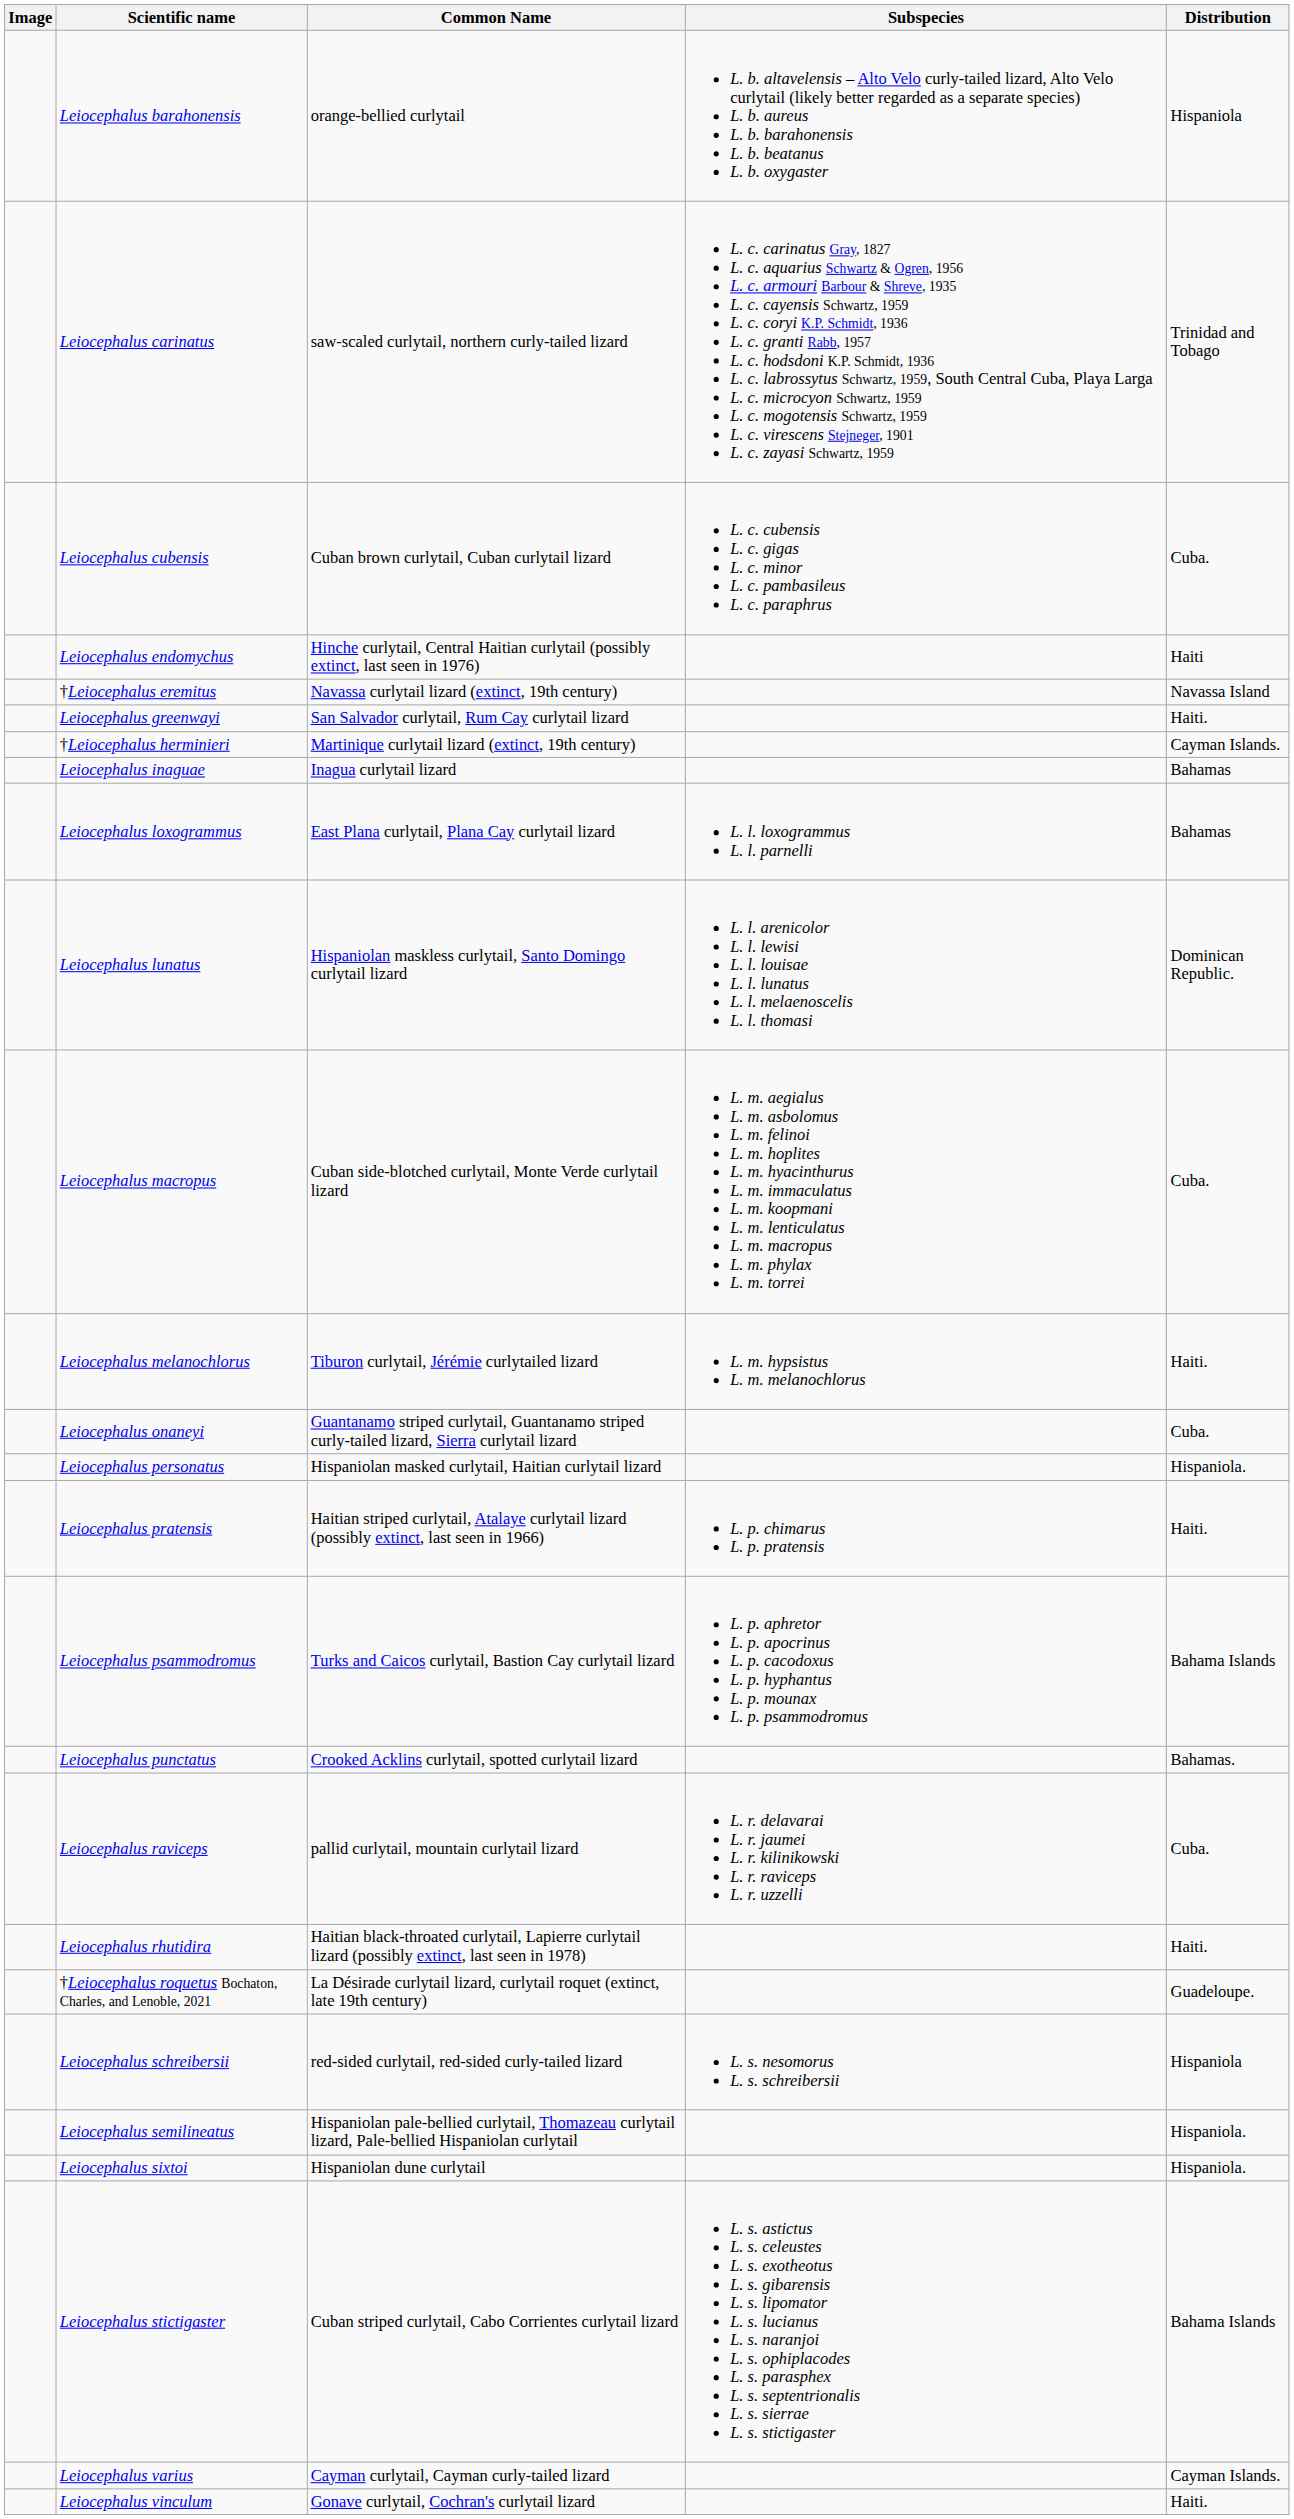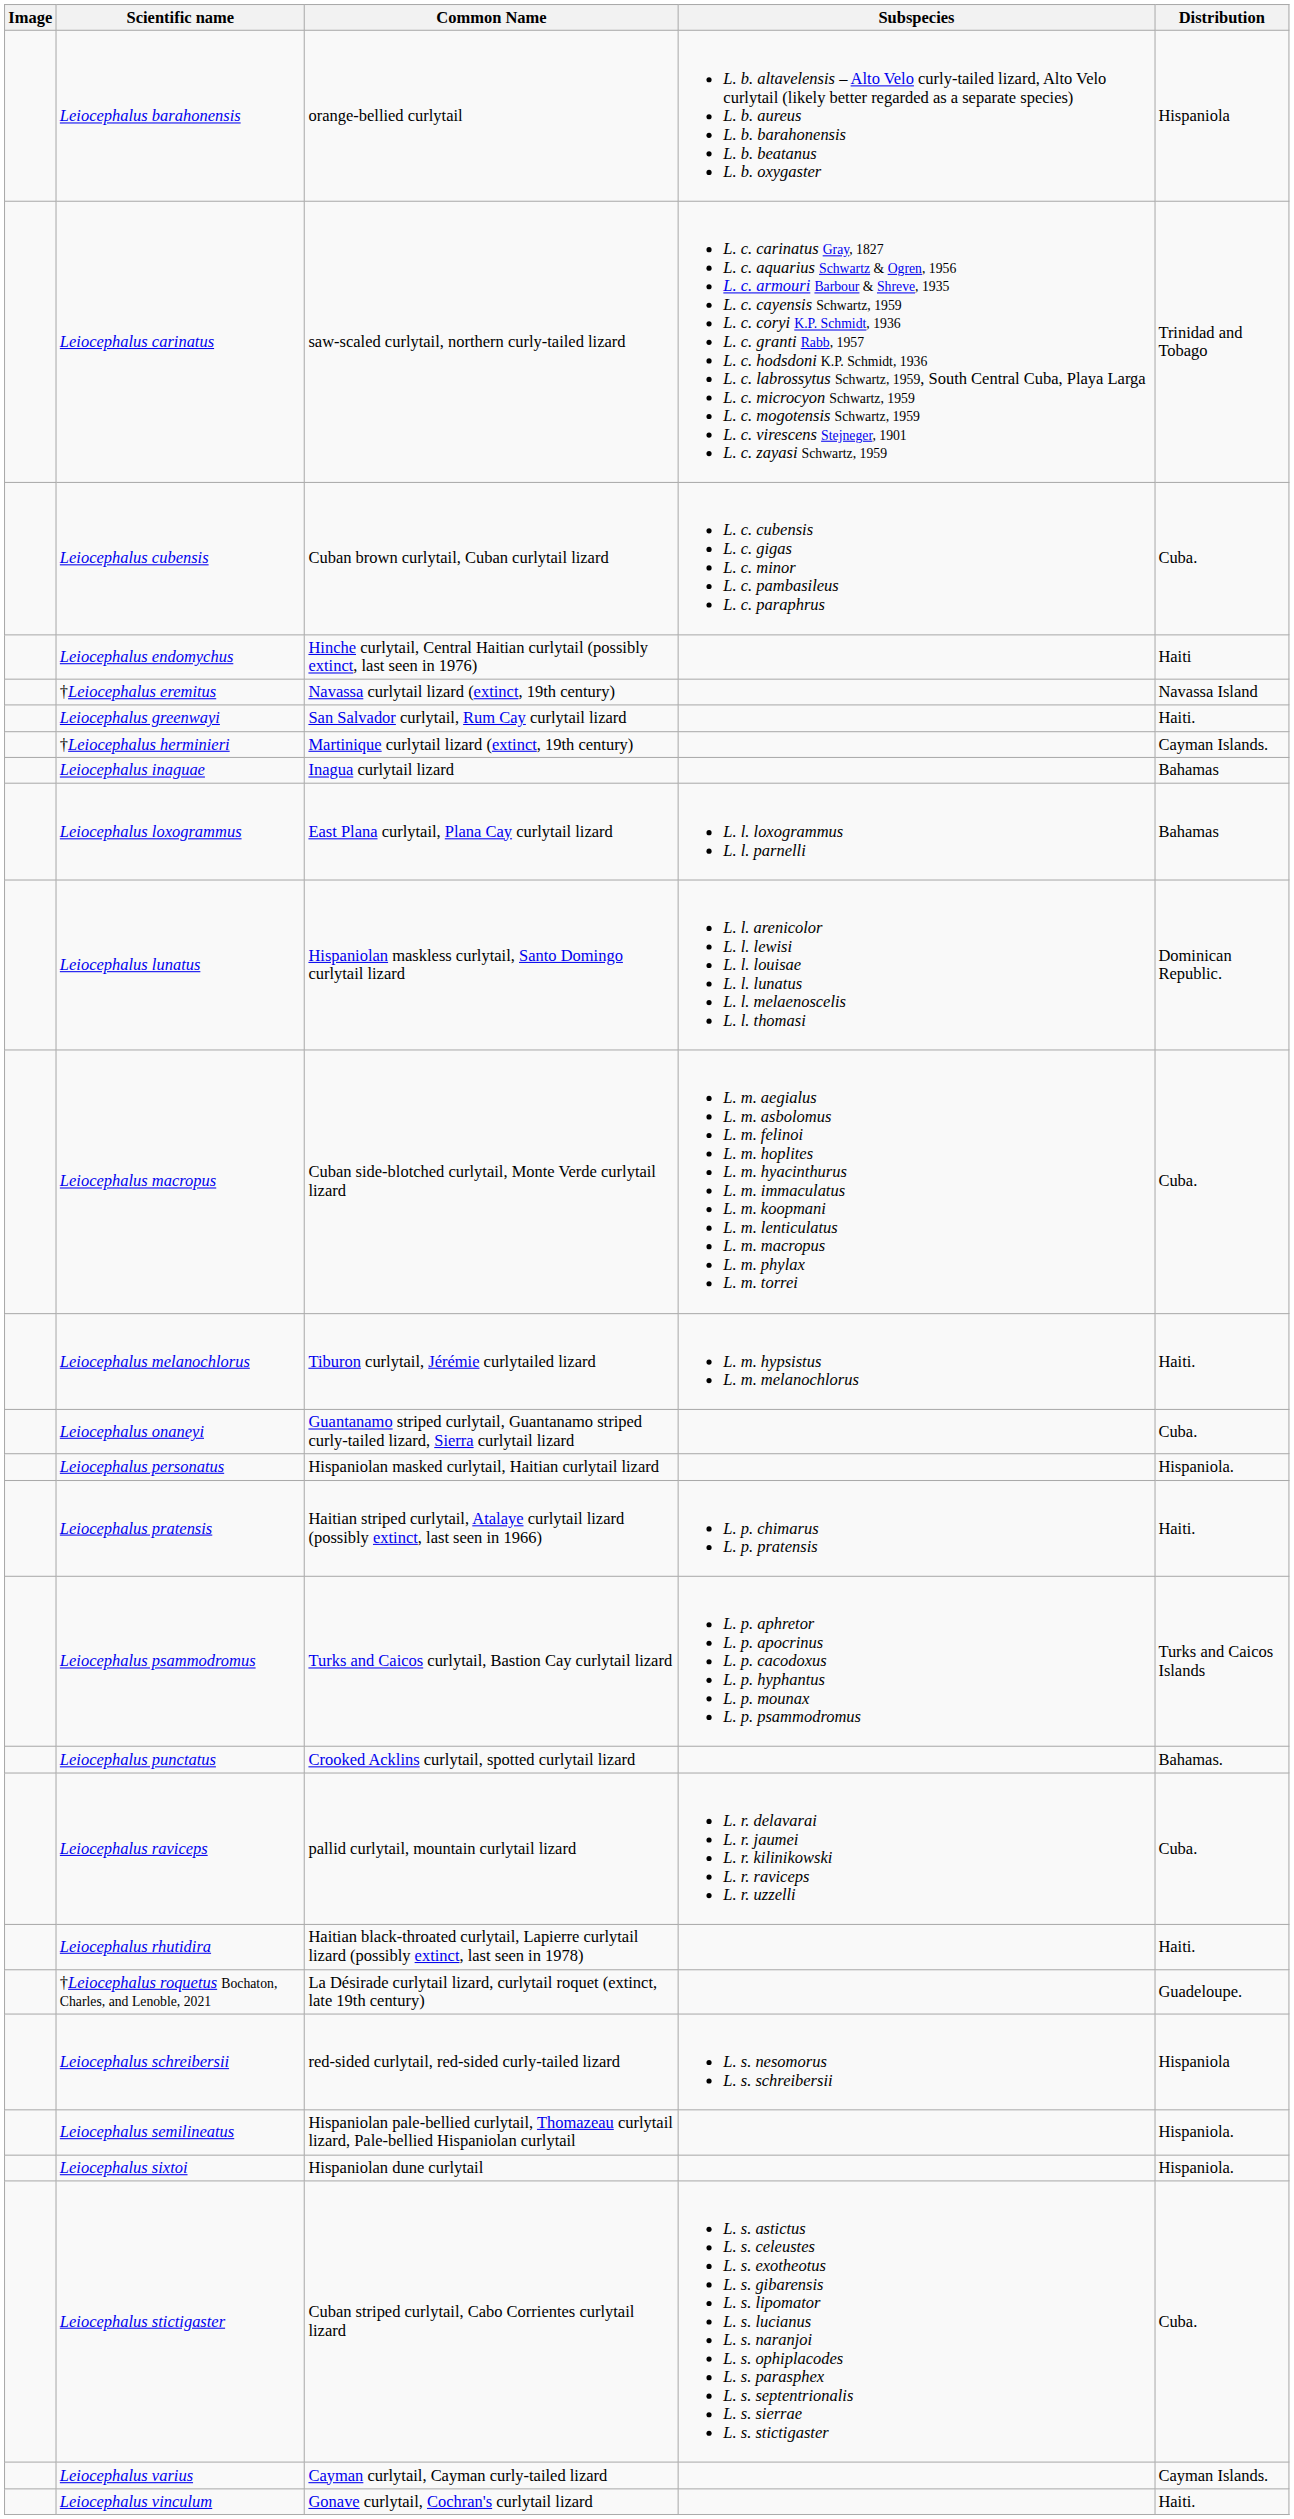(1223, 1661) Bahama Islands -> (1216, 1661) Turks and Caicos Islands
(1223, 2321) Bahama Islands -> (1178, 2321) Cuba.
